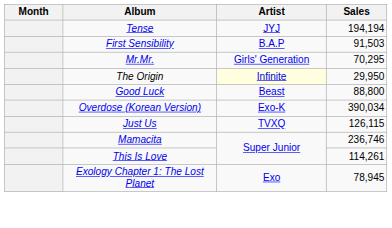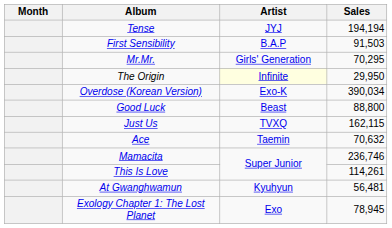rows swapped: (140, 108) <-> (140, 92)
(367, 124) 126,115 -> (367, 124) 162,115
+ row: (141, 140)
+ row: (141, 188)
